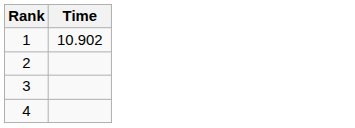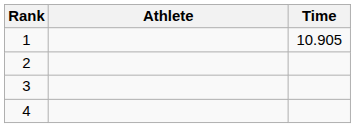+ column: (168, 16)
(80, 39) 10.902 -> (319, 39) 10.905
